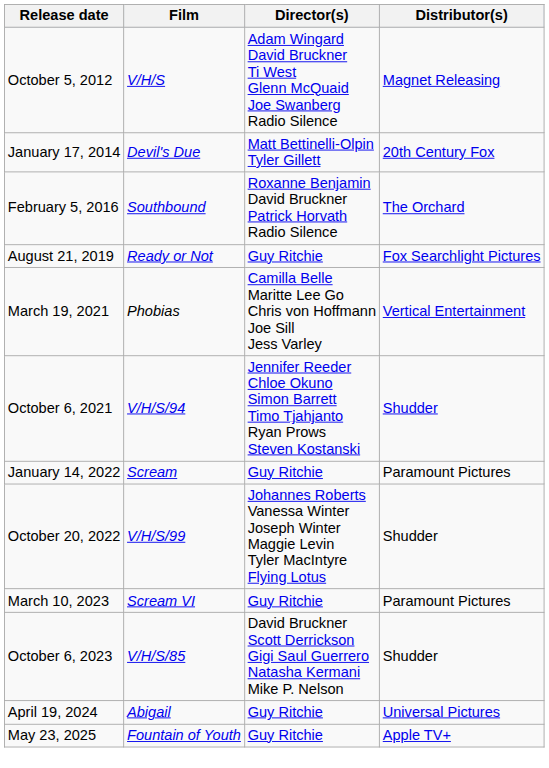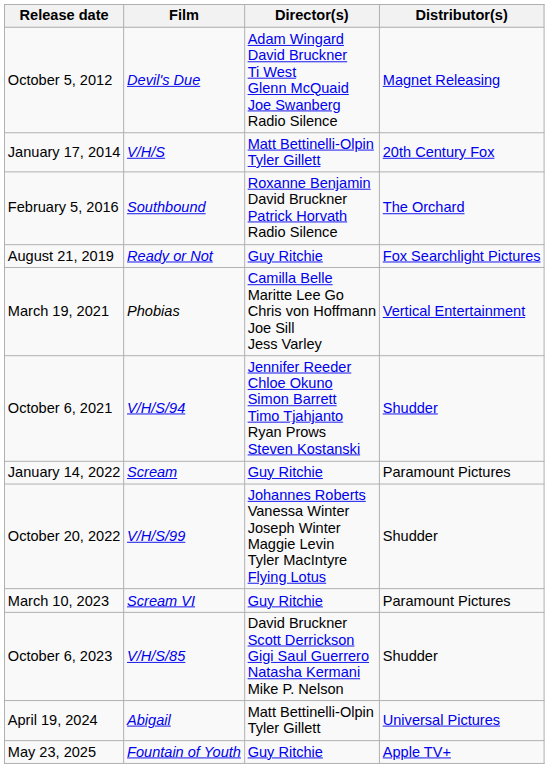(146, 80) V/H/S -> (164, 80) Devil's Due
(164, 152) Devil's Due -> (146, 152) V/H/S
(285, 712) Guy Ritchie -> (311, 720) Matt Bettinelli-Olpin Tyler Gillett
